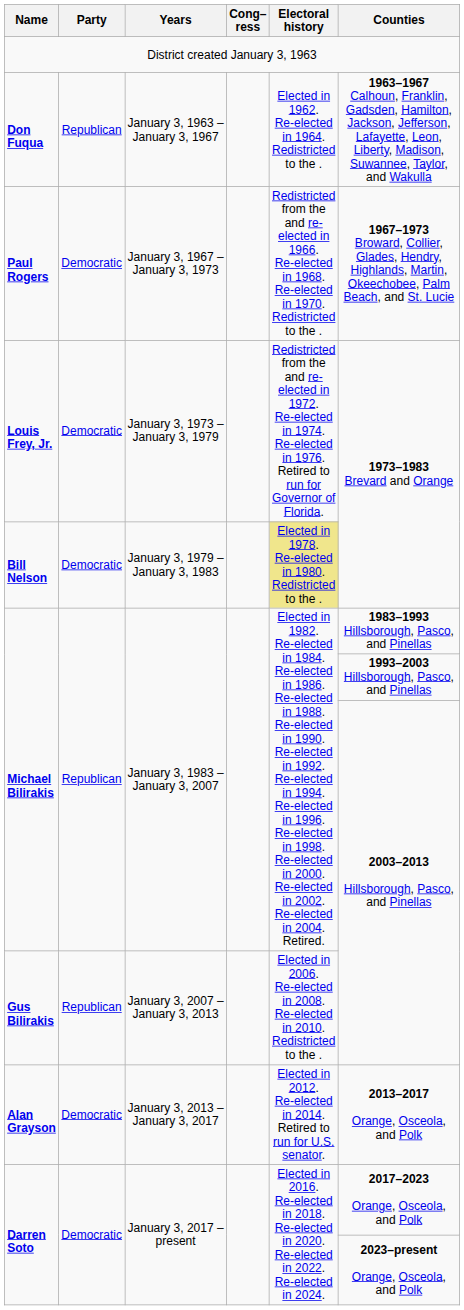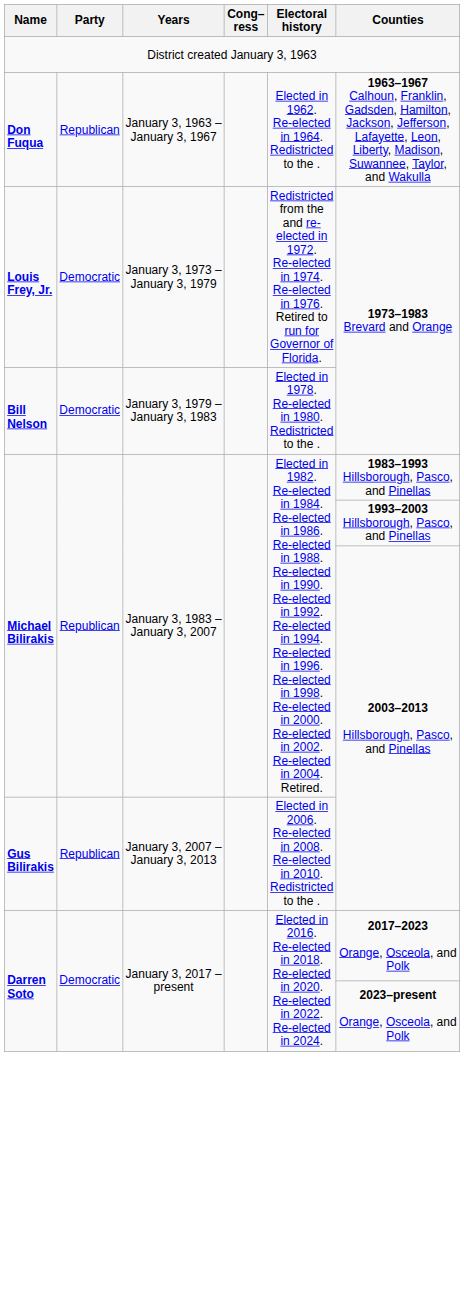- row: (28, 270)
(304, 564) khaki background -> (302, 410) no background
- row: (31, 1121)
